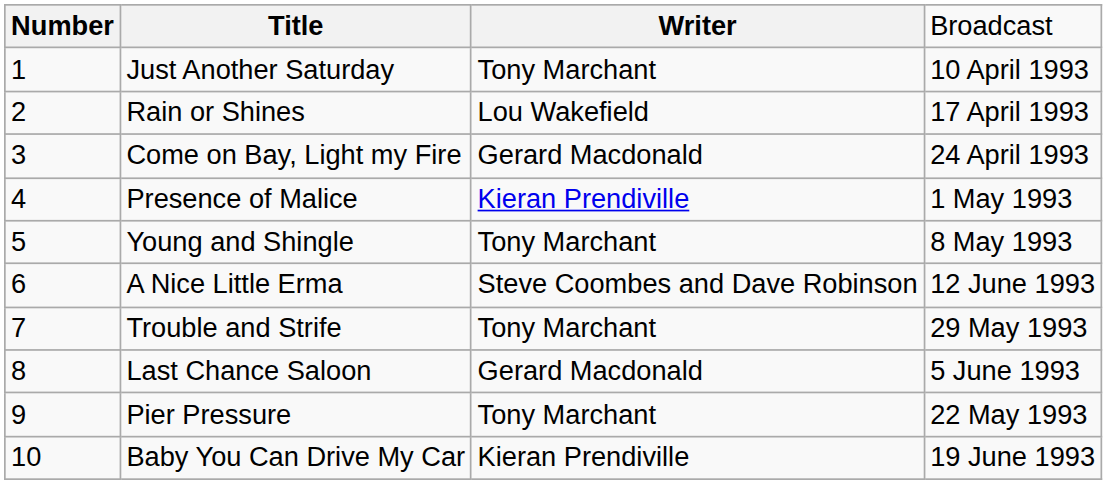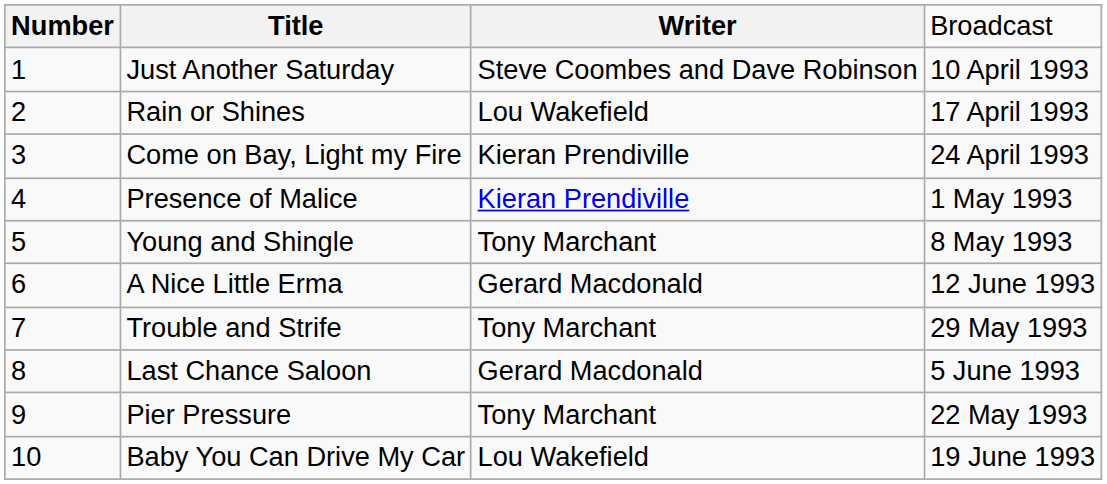(567, 69) Tony Marchant -> (698, 69) Steve Coombes and Dave Robinson
(590, 155) Gerard Macdonald -> (583, 155) Kieran Prendiville
(698, 284) Steve Coombes and Dave Robinson -> (590, 284) Gerard Macdonald
(583, 457) Kieran Prendiville -> (563, 457) Lou Wakefield
